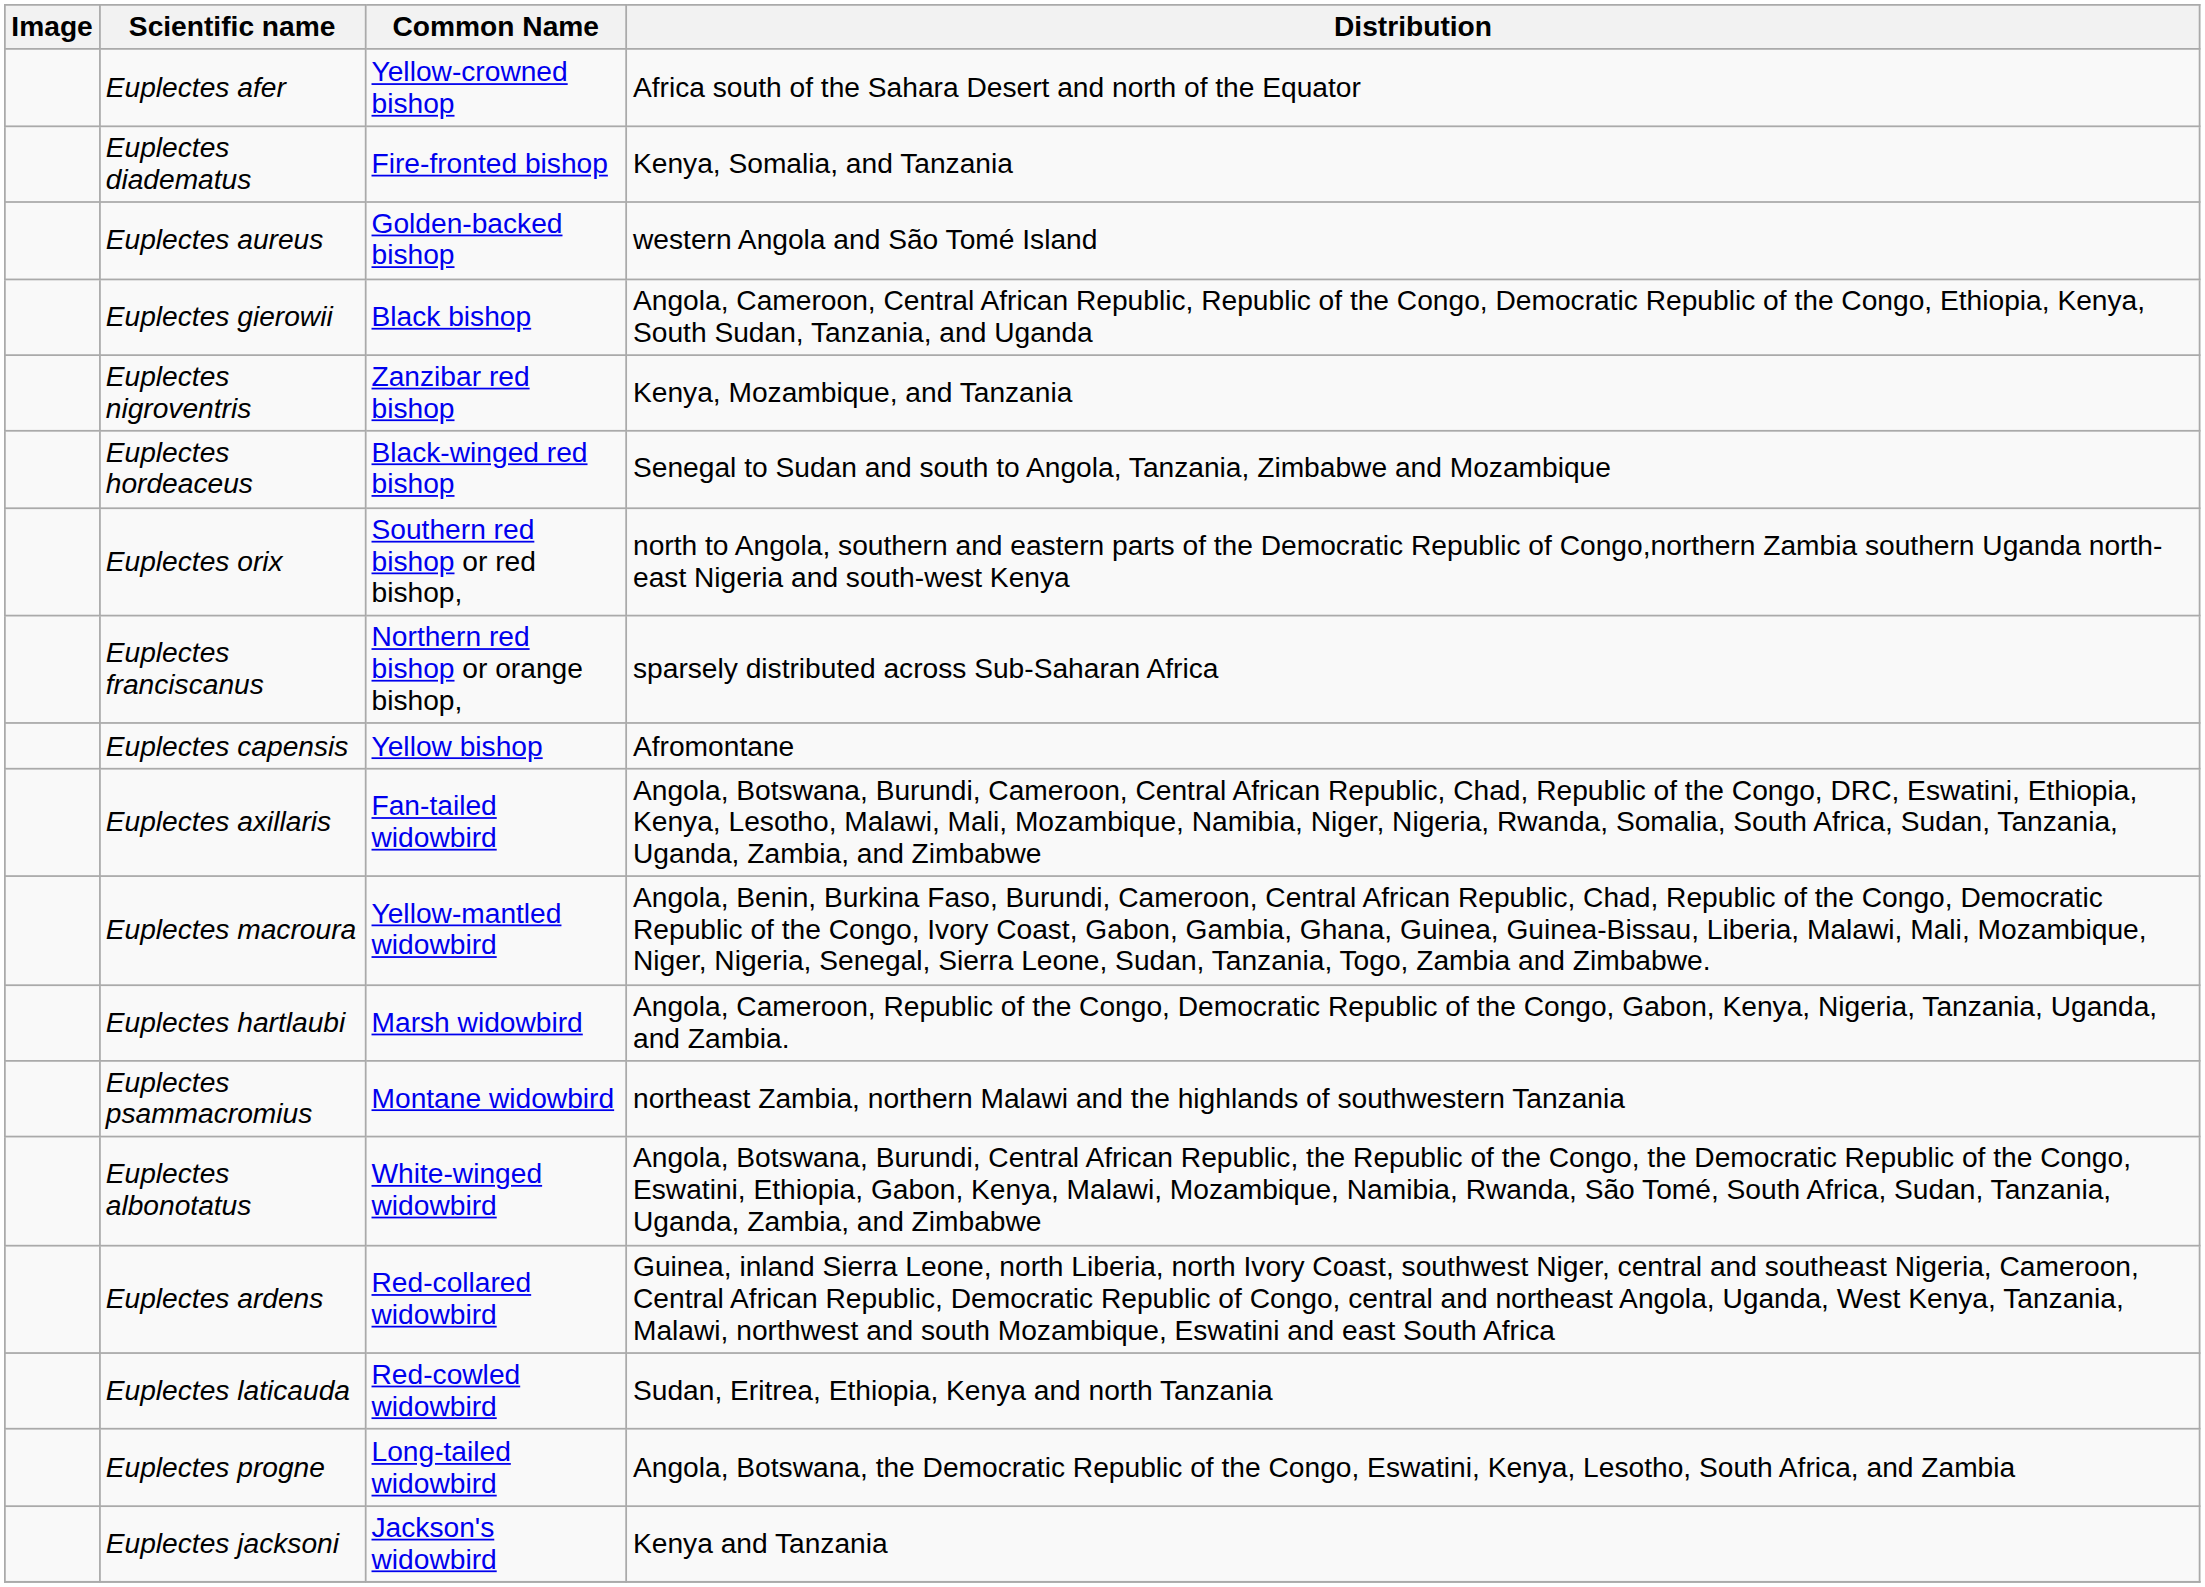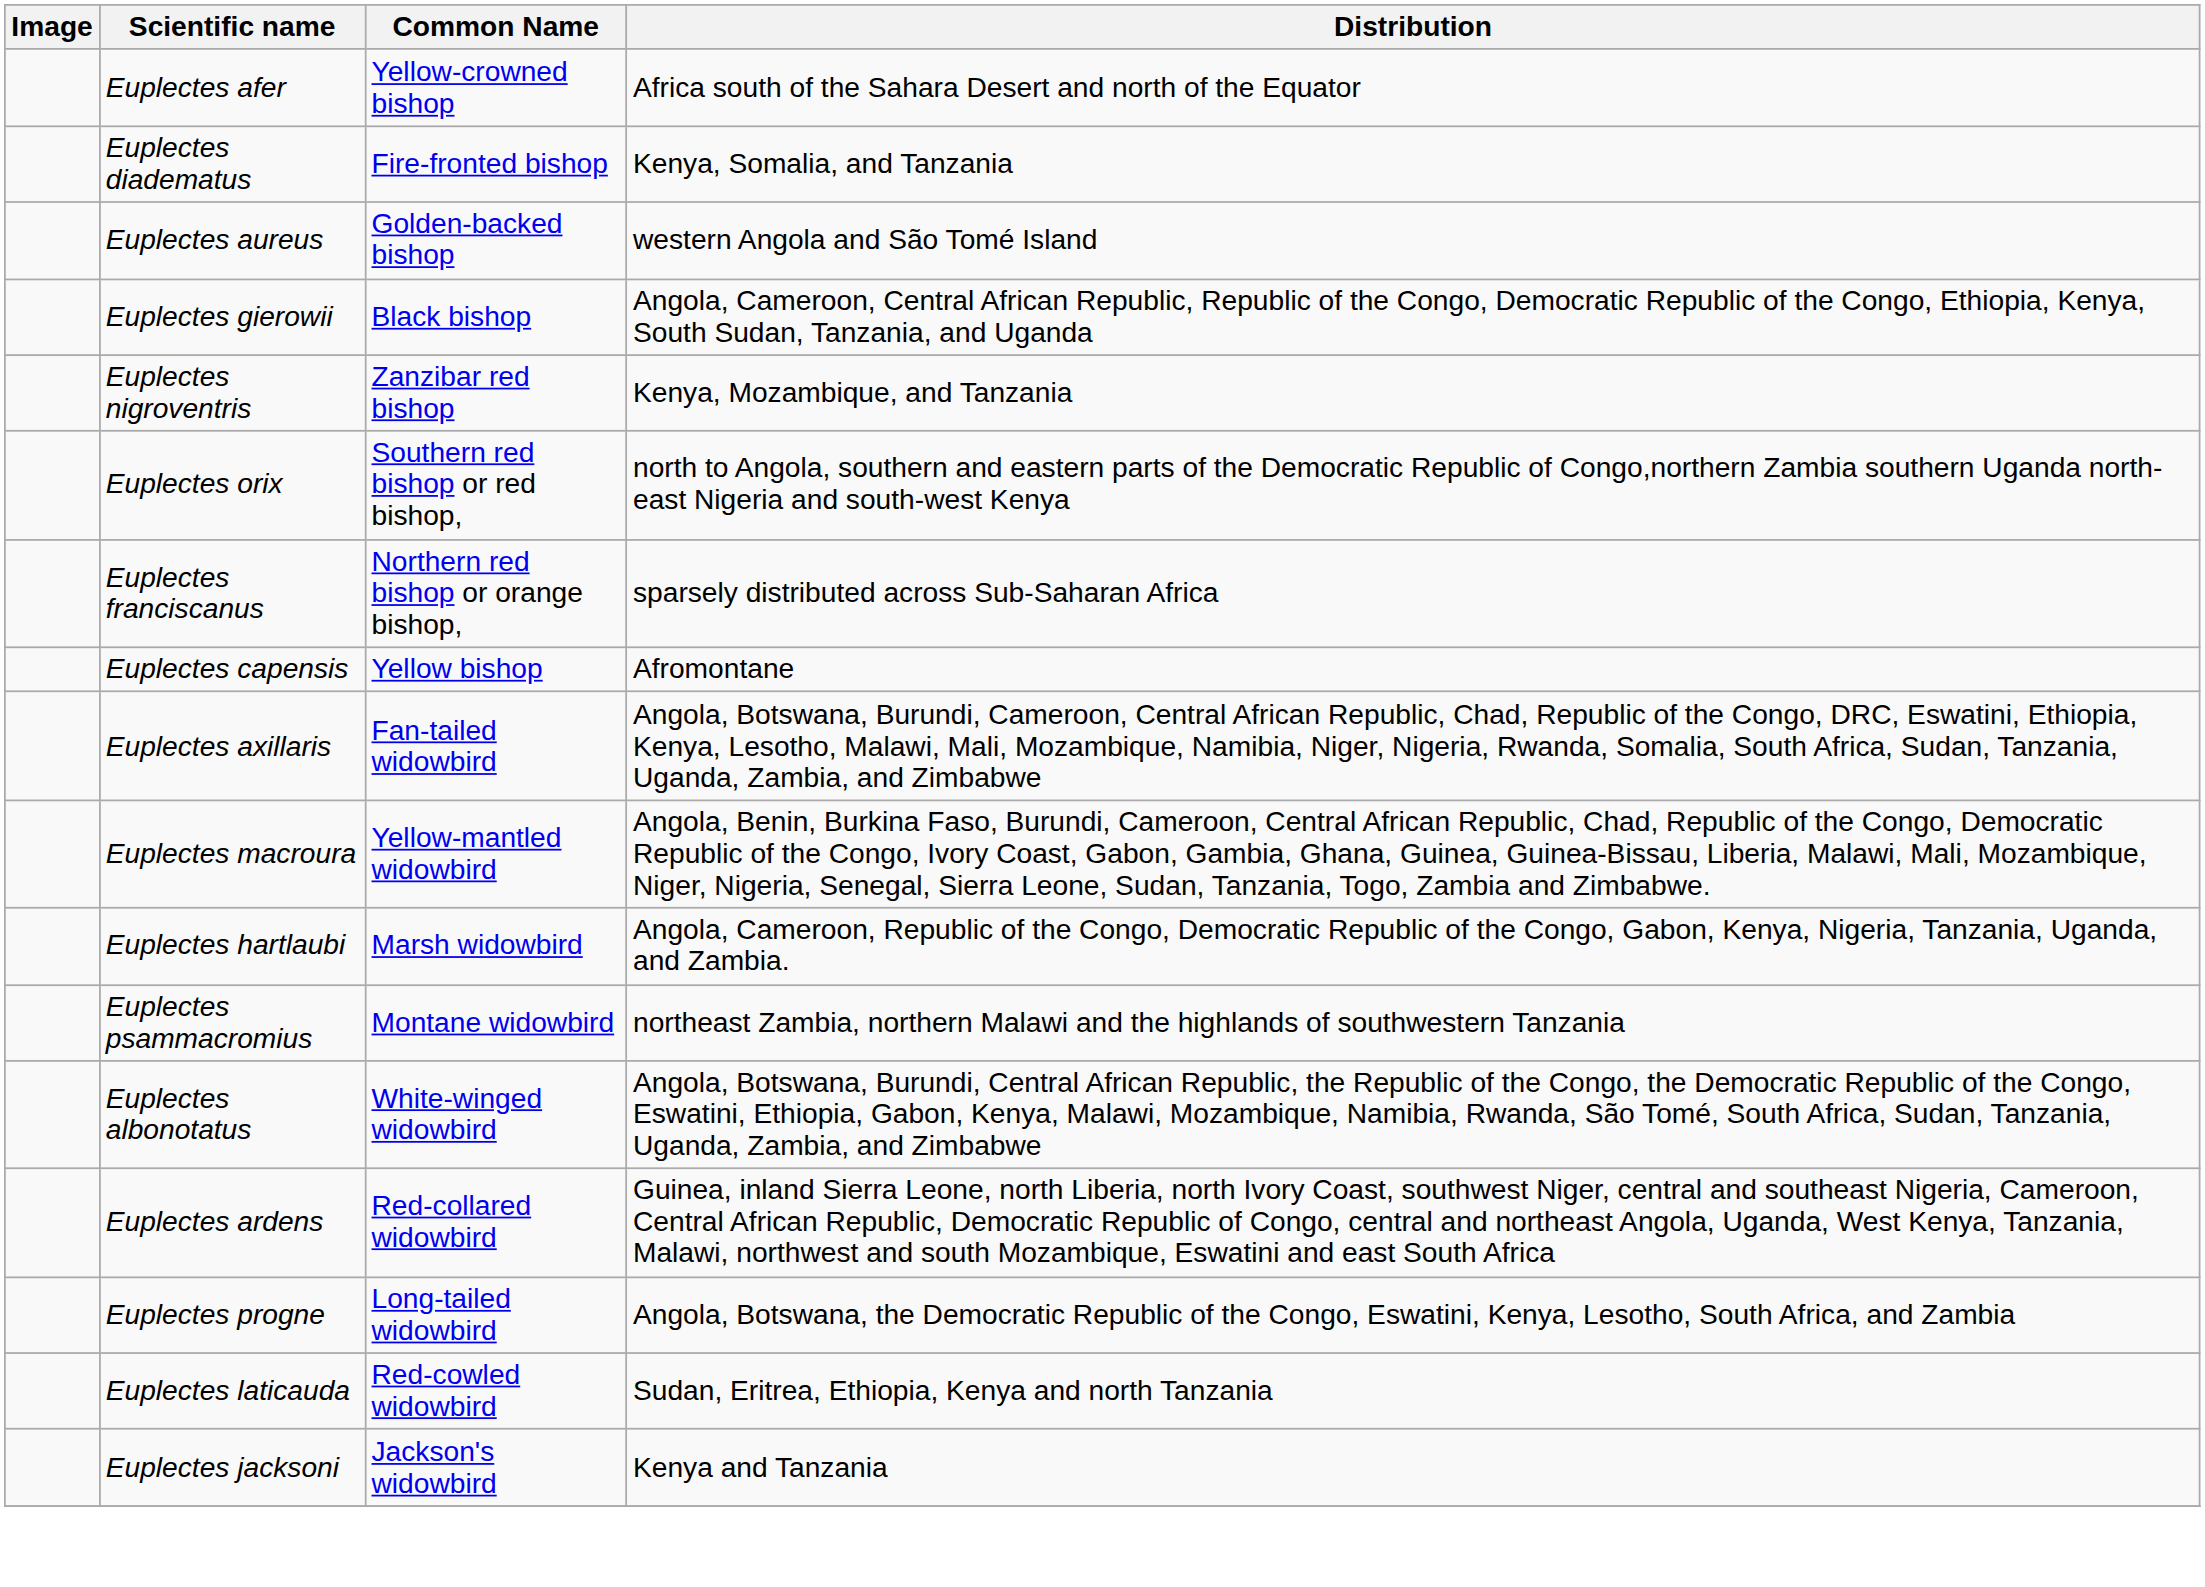- row: (179, 469)
rows swapped: (228, 1390) <-> (215, 1467)
